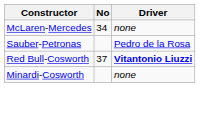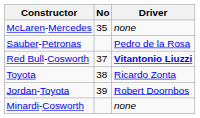(102, 28) 34 -> (102, 28) 35
+ row: (21, 75)
+ row: (38, 91)
